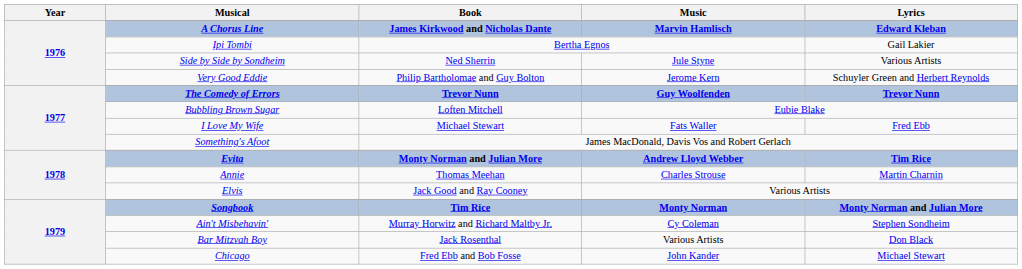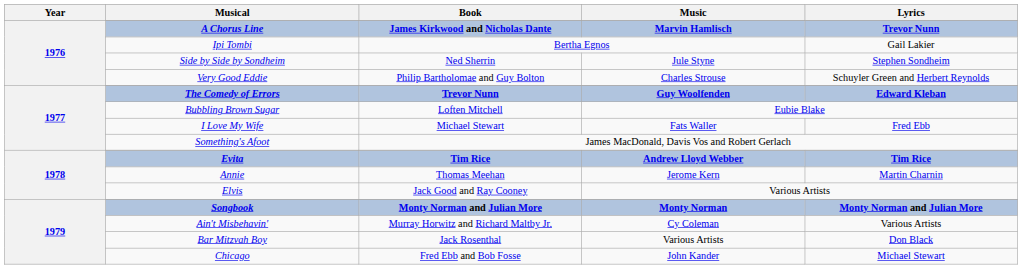(911, 28) Edward Kleban -> (911, 28) Trevor Nunn
(911, 61) Various Artists -> (911, 61) Stephen Sondheim
(693, 77) Jerome Kern -> (693, 77) Charles Strouse
(911, 93) Trevor Nunn -> (911, 93) Edward Kleban
(470, 158) Monty Norman and Julian More -> (470, 158) Tim Rice
(693, 175) Charles Strouse -> (693, 175) Jerome Kern
(470, 207) Tim Rice -> (470, 207) Monty Norman and Julian More
(911, 223) Stephen Sondheim -> (911, 223) Various Artists
